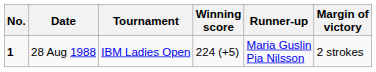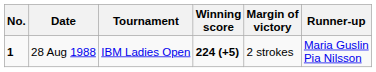columns swapped: (343, 20) <-> (279, 20)
(217, 51) normal -> (217, 51) bold
